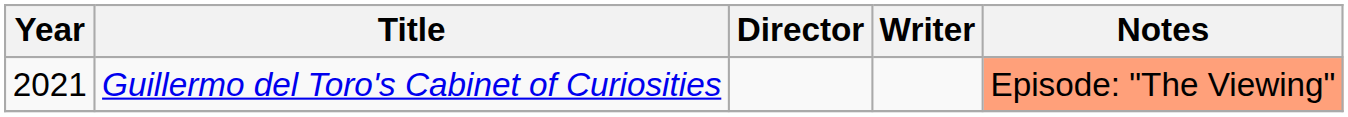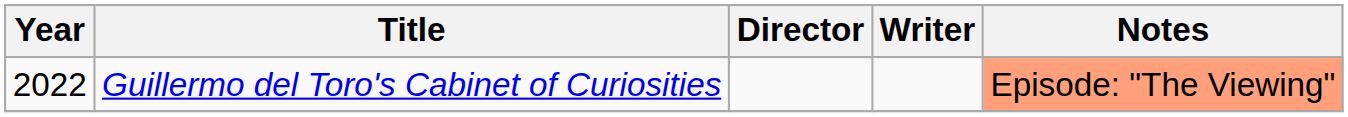(50, 83) 2021 -> (50, 83) 2022
